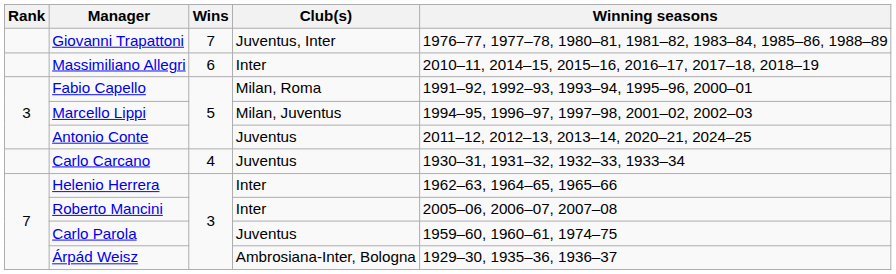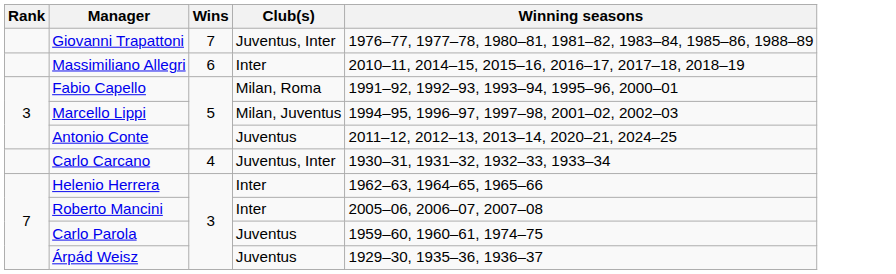(266, 161) Juventus -> (286, 161) Juventus, Inter
(326, 257) Ambrosiana-Inter, Bologna -> (266, 257) Juventus
